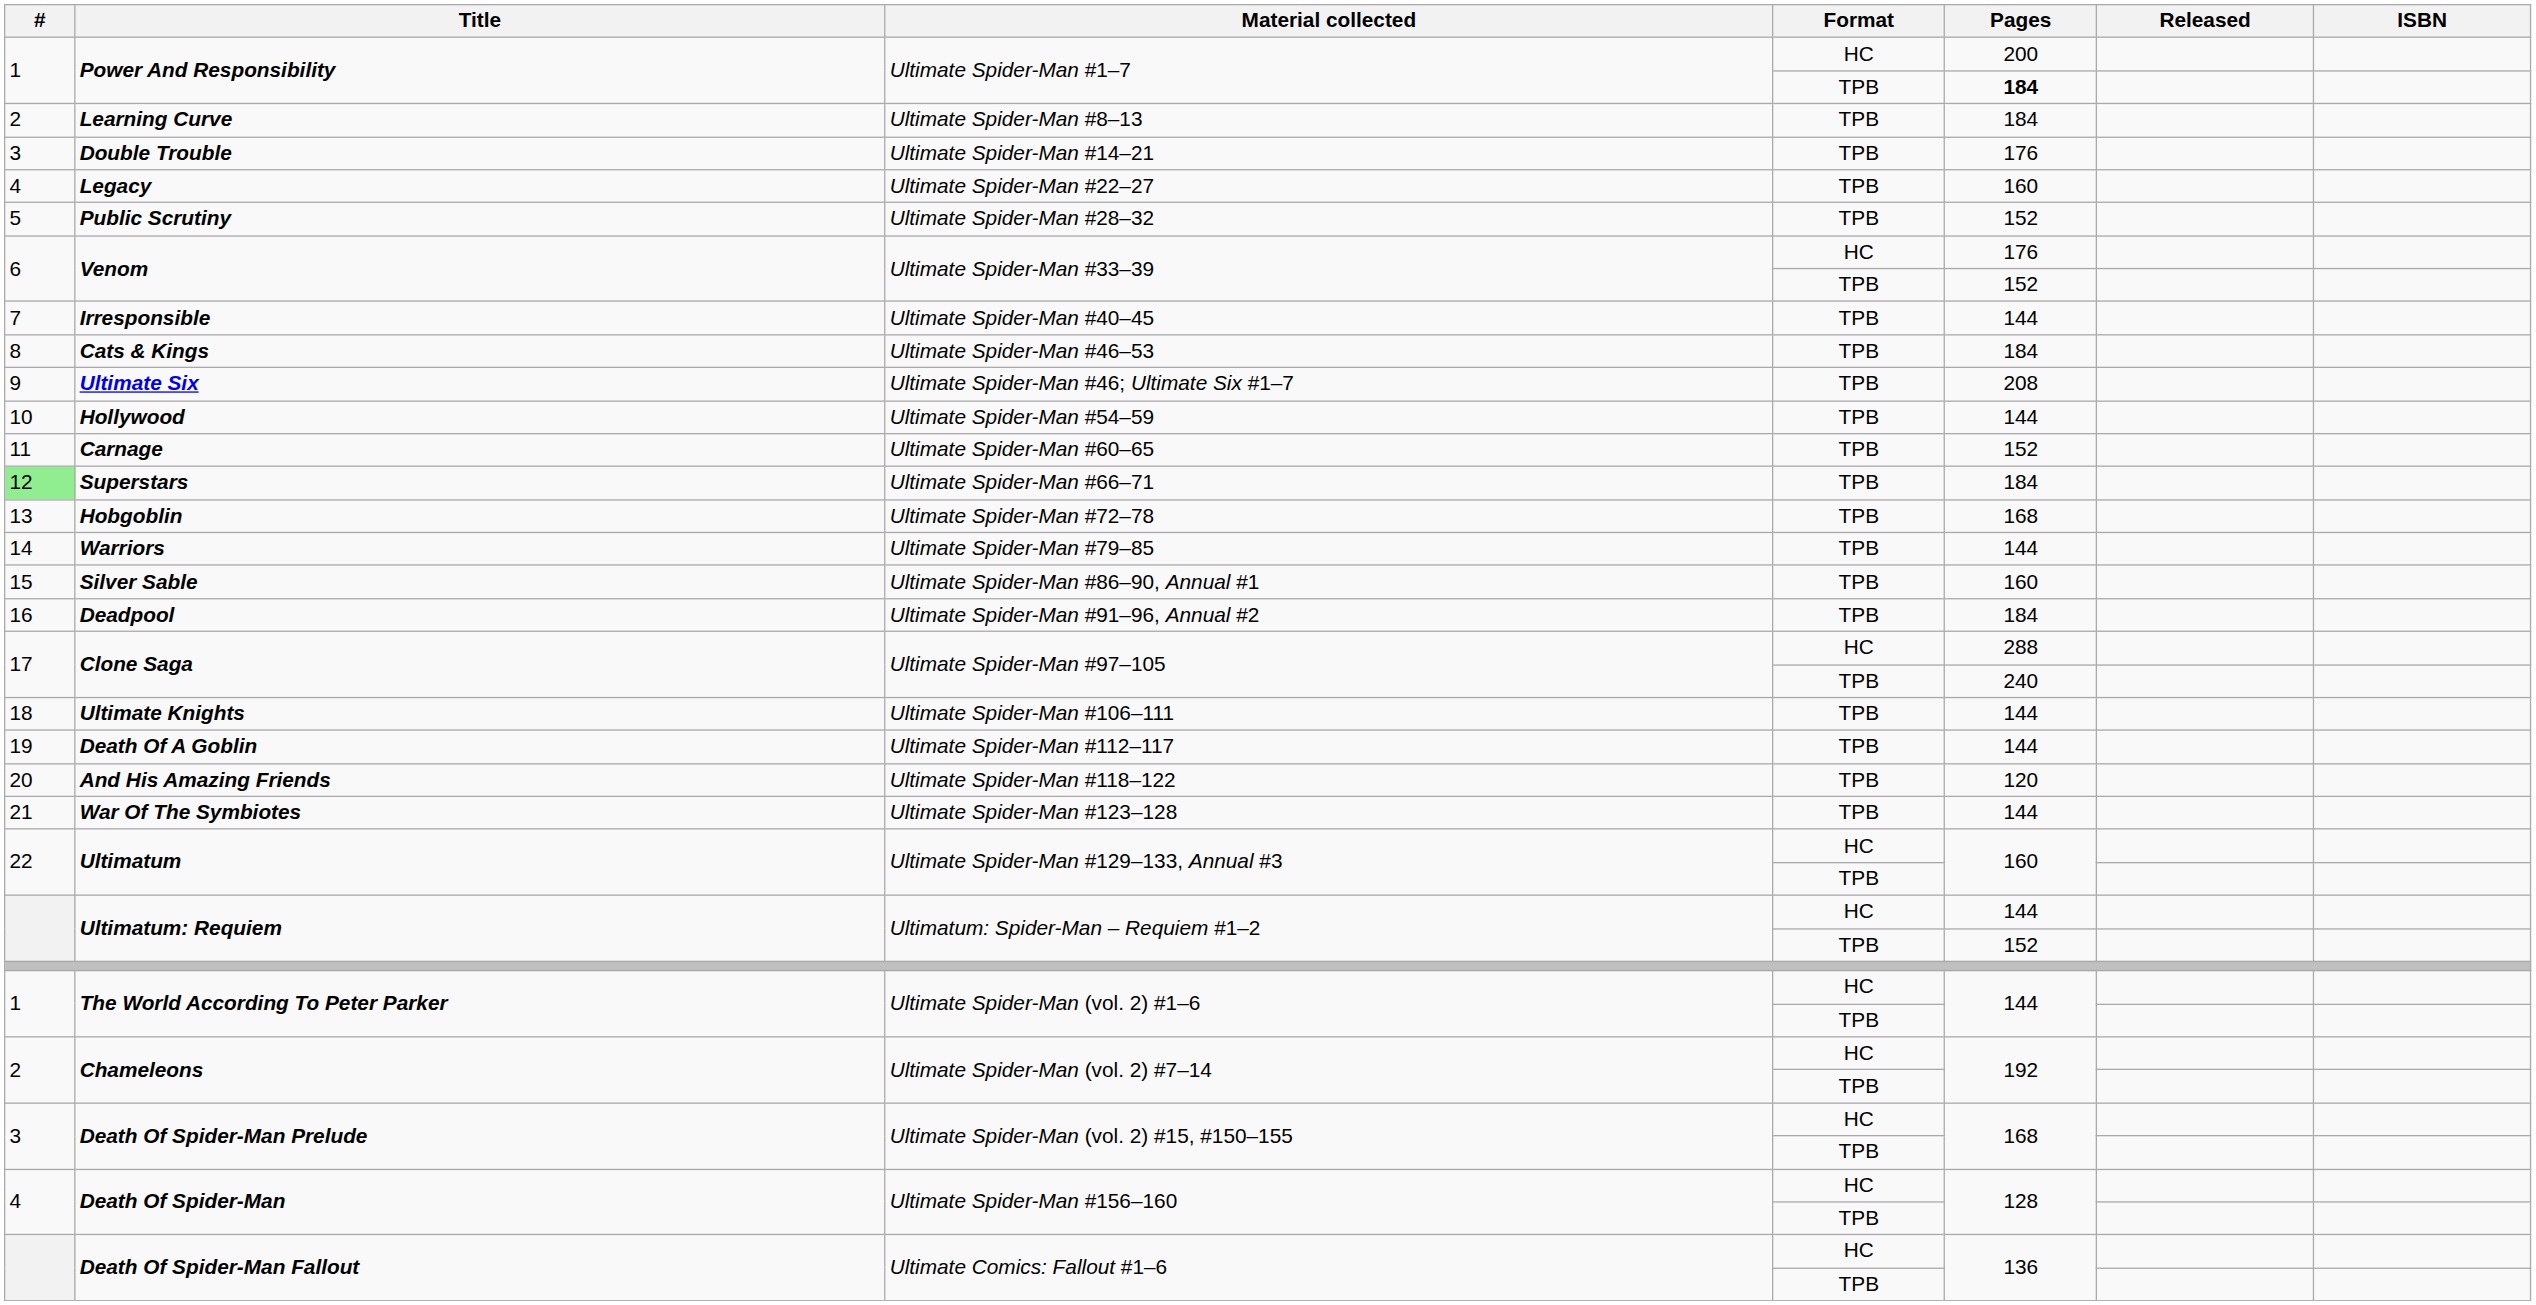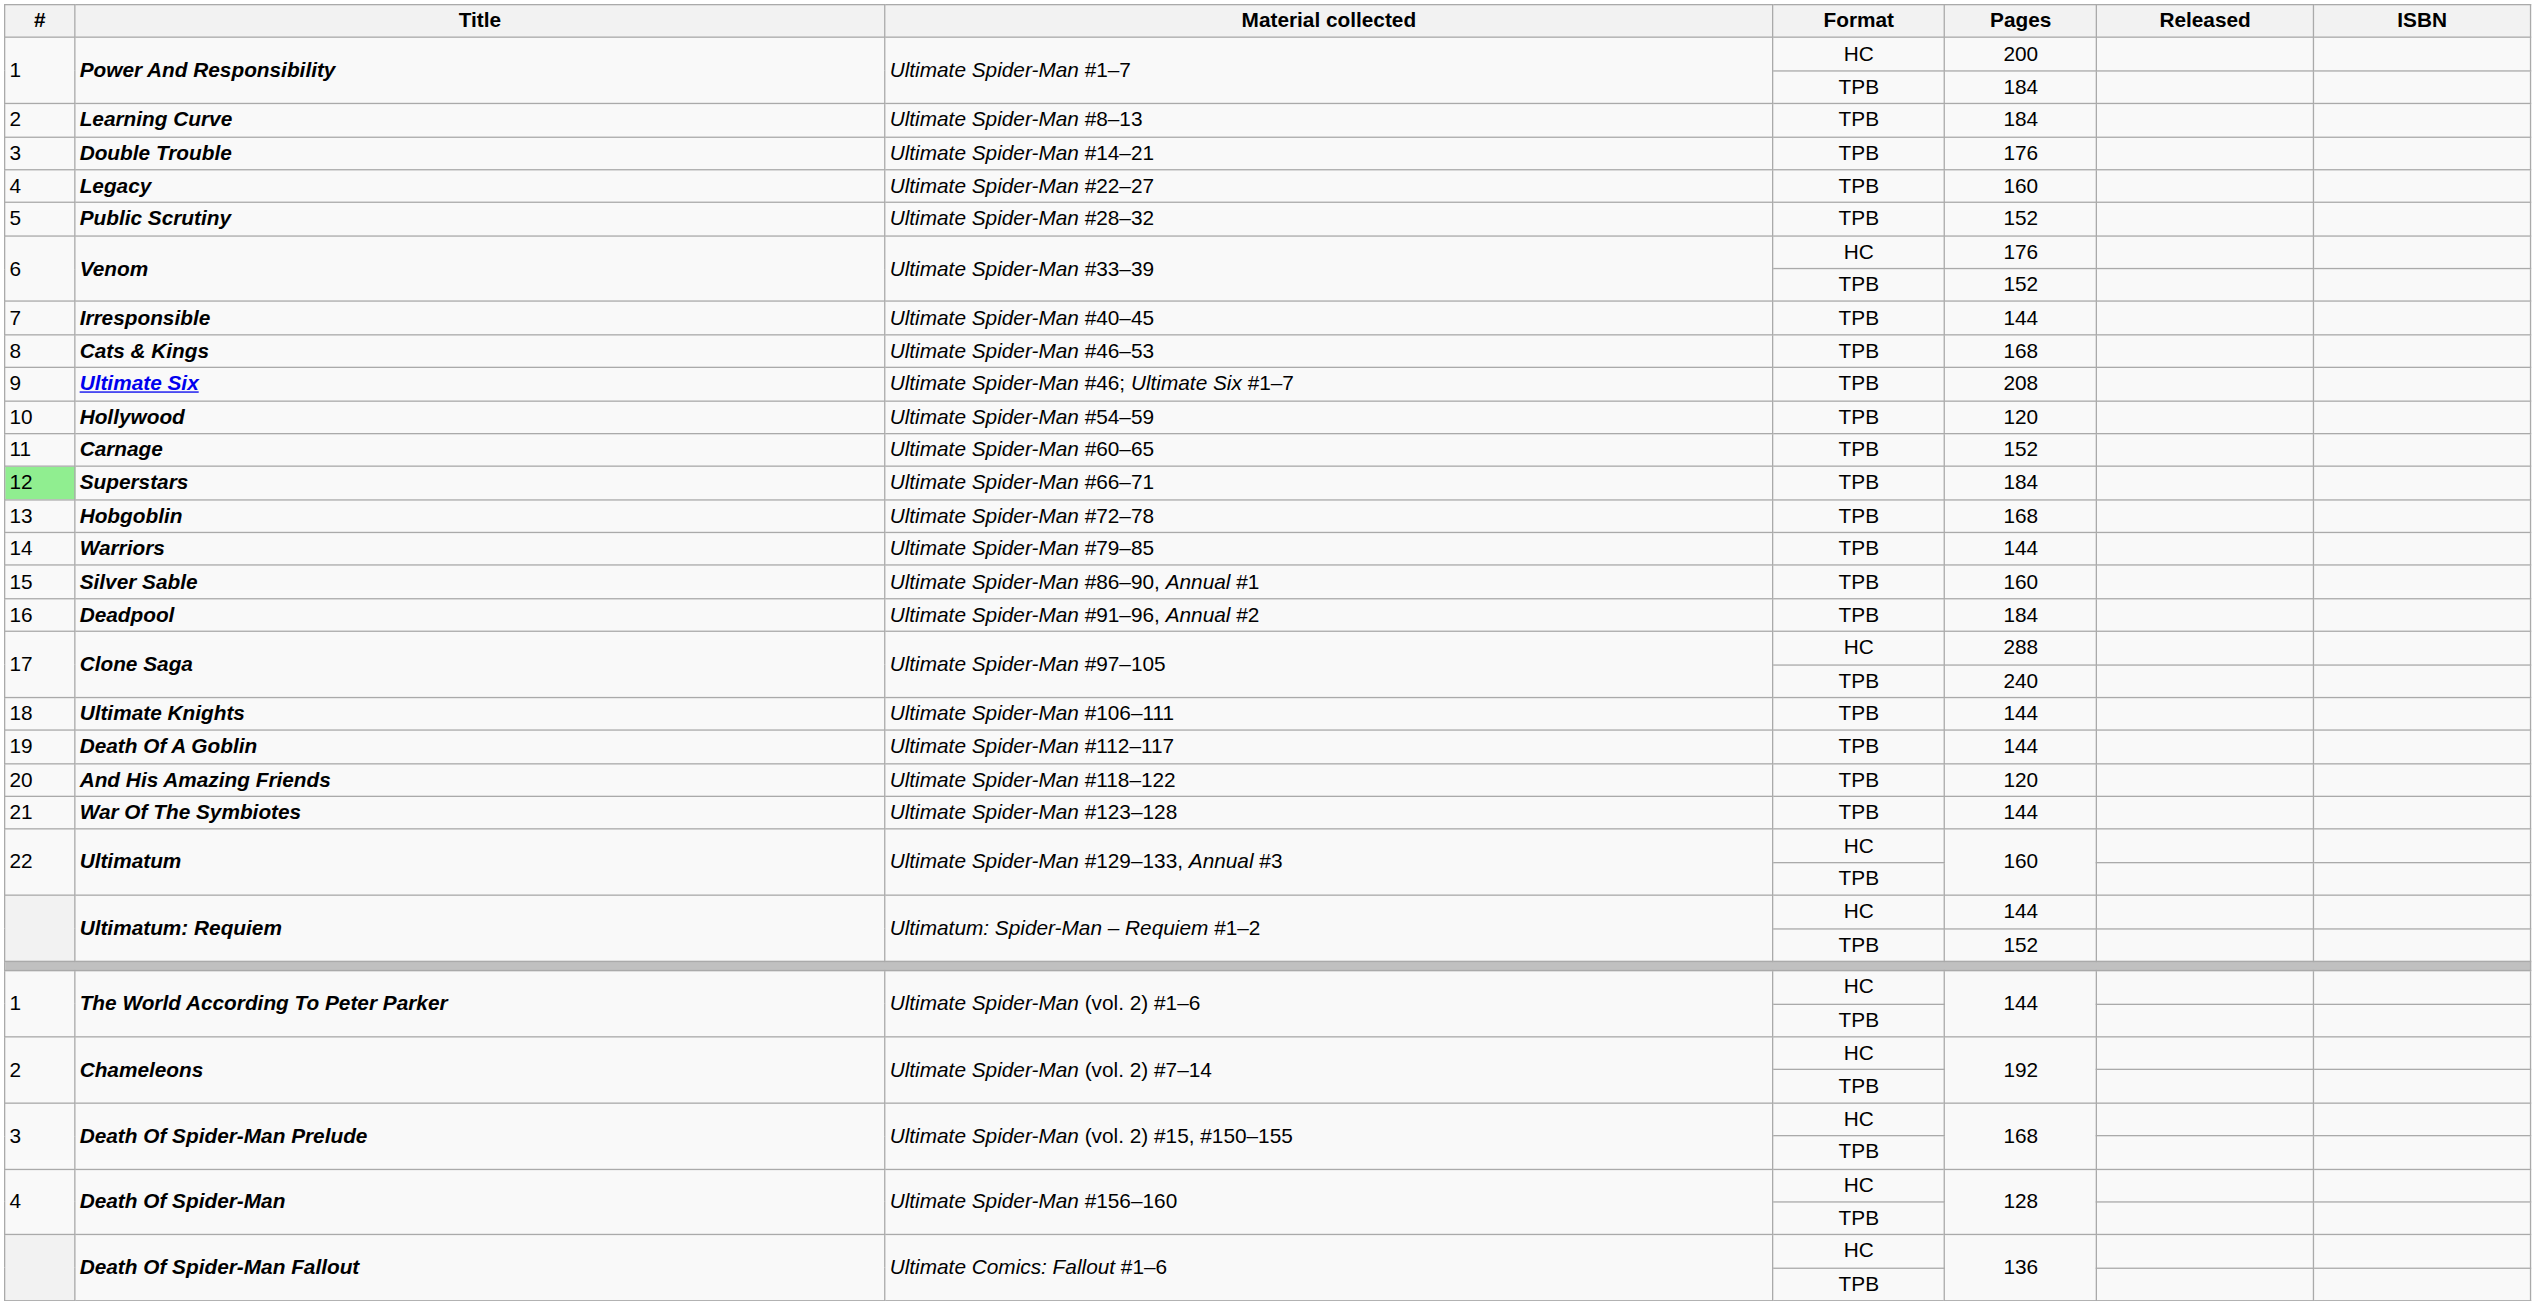(2021, 86) bold -> (2021, 86) normal
(2021, 350) 184 -> (2021, 350) 168
(2021, 416) 144 -> (2021, 416) 120
